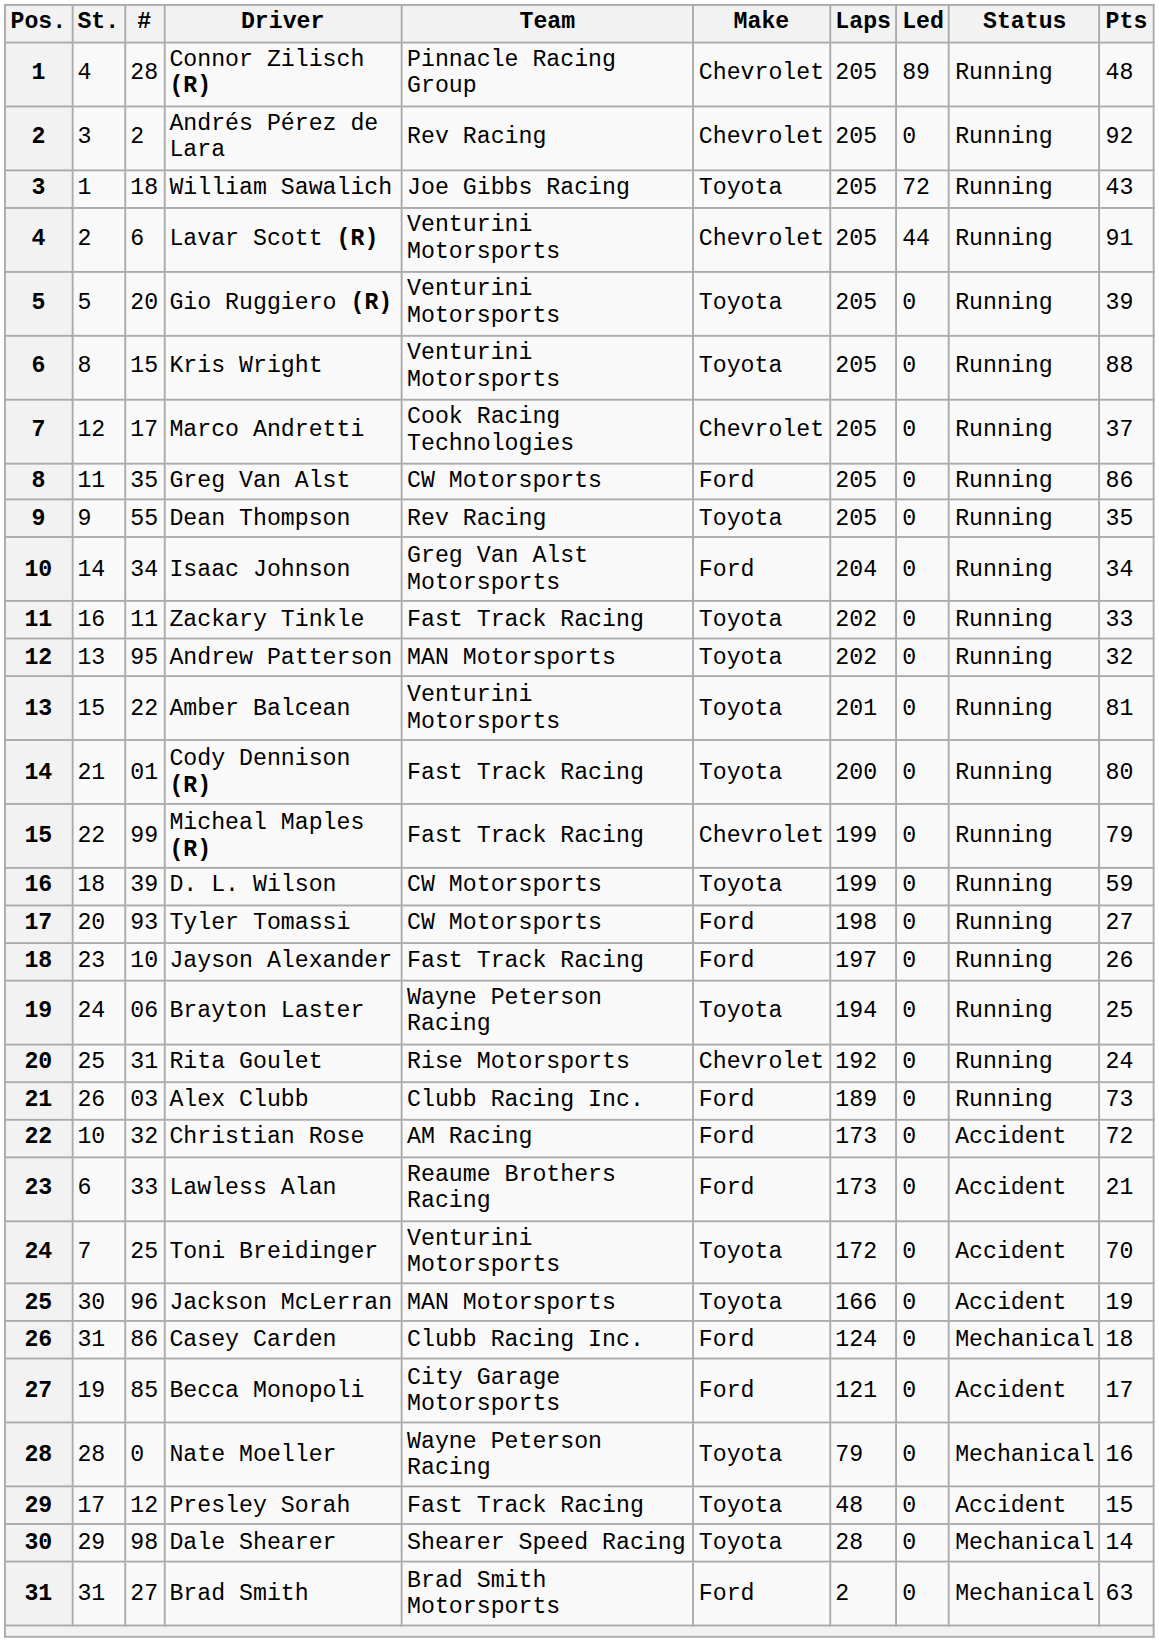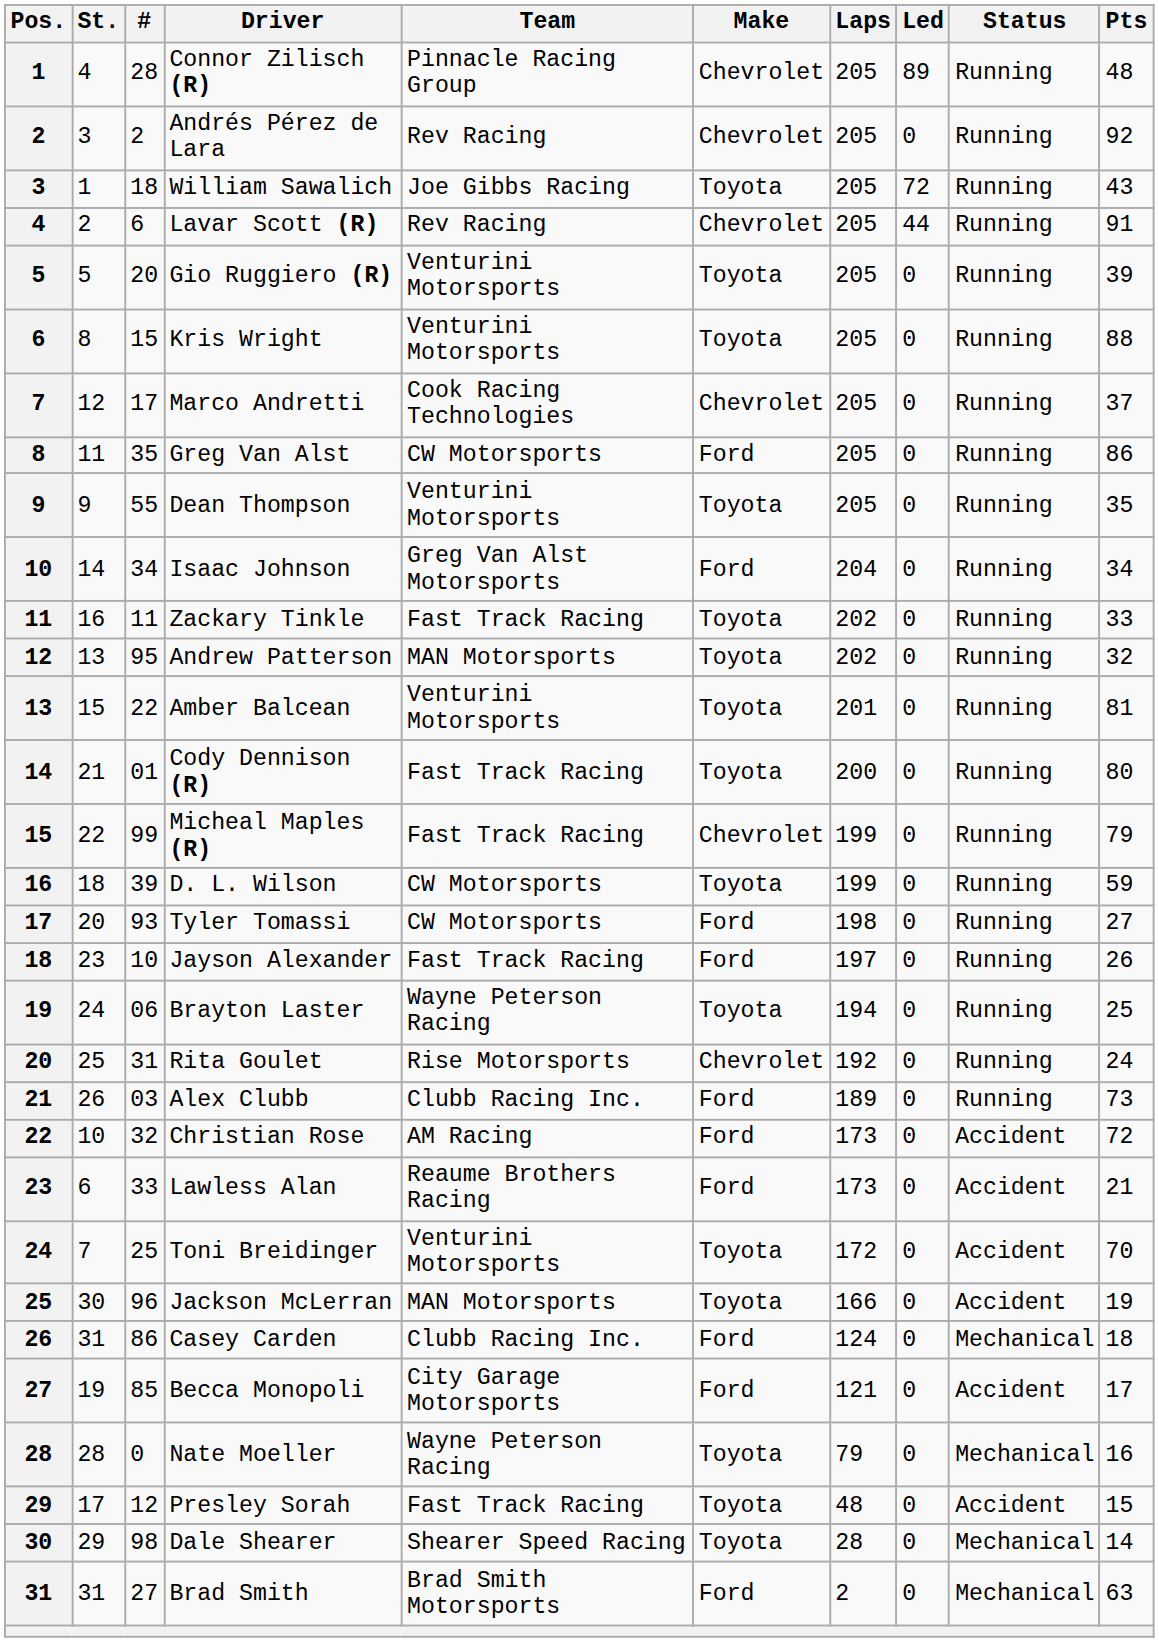(484, 240) Venturini Motorsports -> (477, 227) Rev Racing
(477, 519) Rev Racing -> (484, 506) Venturini Motorsports
